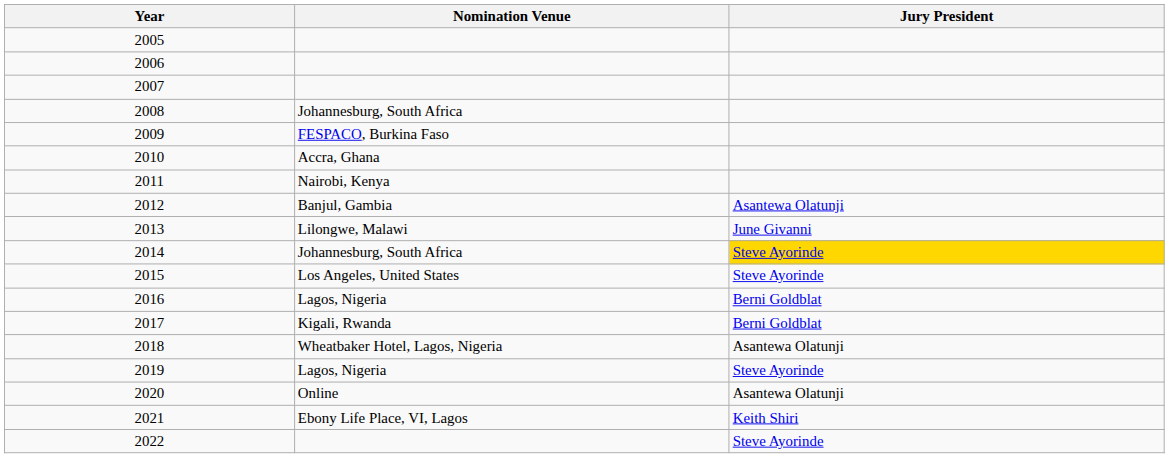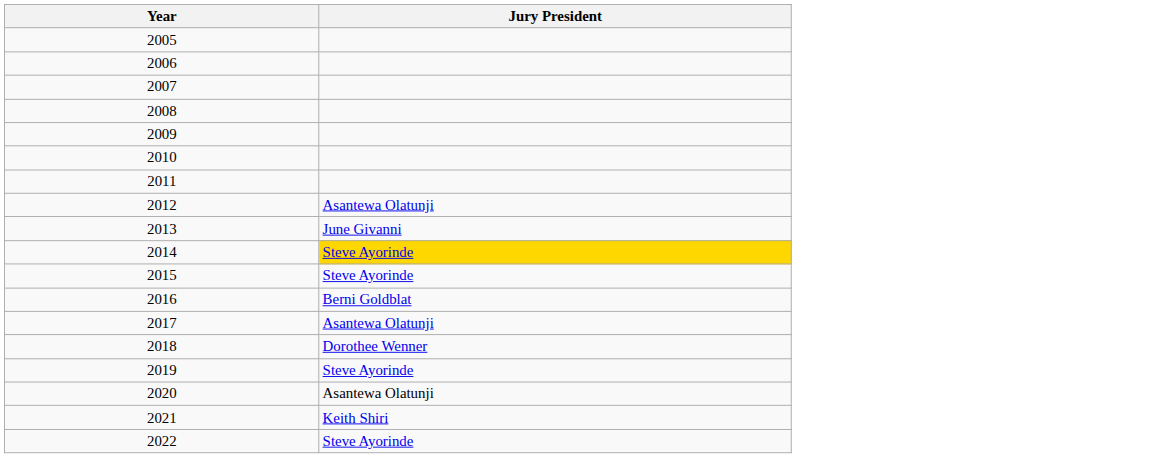- column: (512, 16)
(777, 323) Berni Goldblat -> (378, 323) Asantewa Olatunji
(788, 346) Asantewa Olatunji -> (375, 346) Dorothee Wenner
